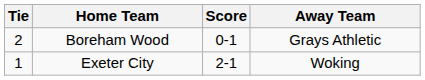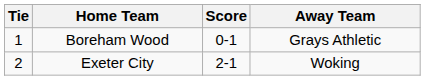(19, 39) 2 -> (19, 39) 1
(19, 63) 1 -> (19, 63) 2
